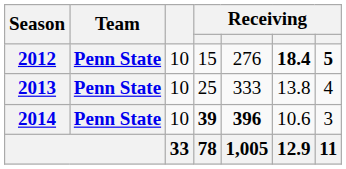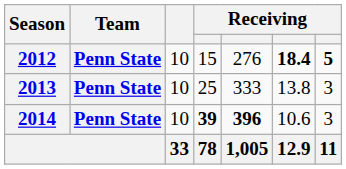(328, 88) 4 -> (328, 88) 3
